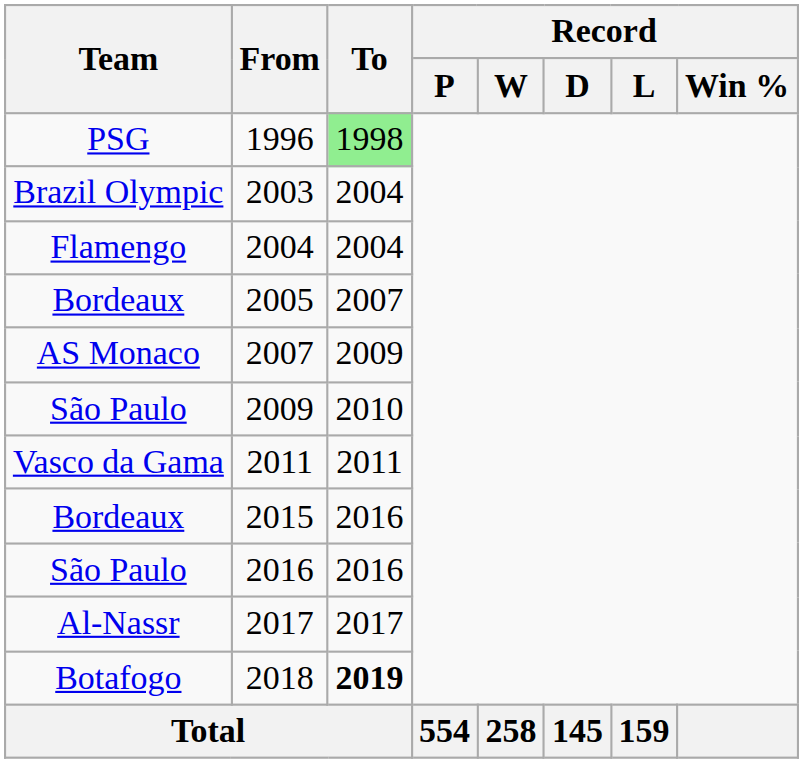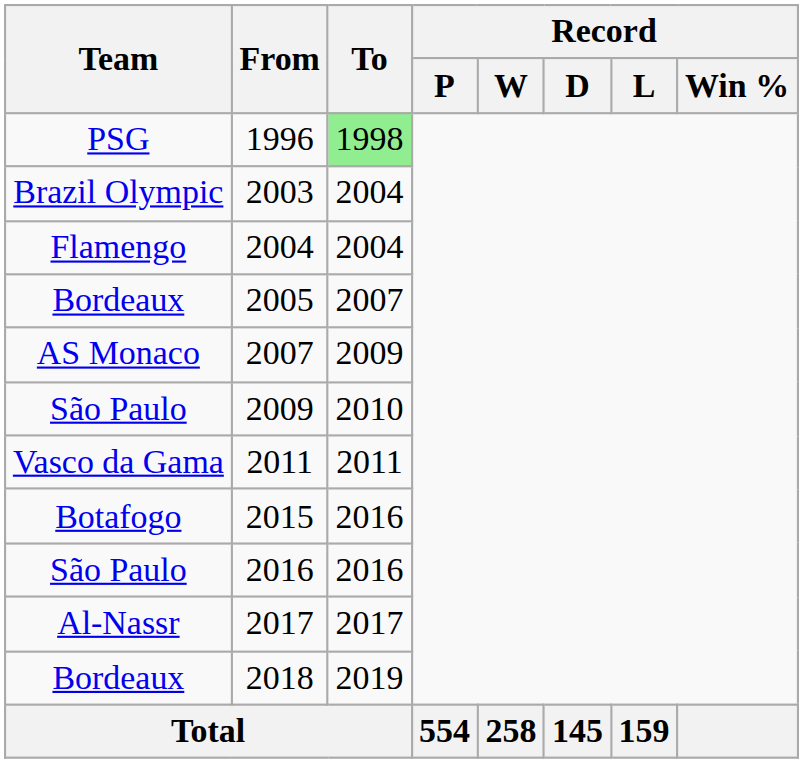(118, 515) Bordeaux -> (118, 515) Botafogo
(118, 676) Botafogo -> (118, 676) Bordeaux
(369, 676) bold -> (369, 676) normal
